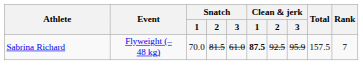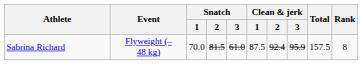(257, 47) bold -> (257, 47) normal
(277, 47) 92.5 -> (277, 47) 92.4
(345, 47) 7 -> (345, 47) 8
